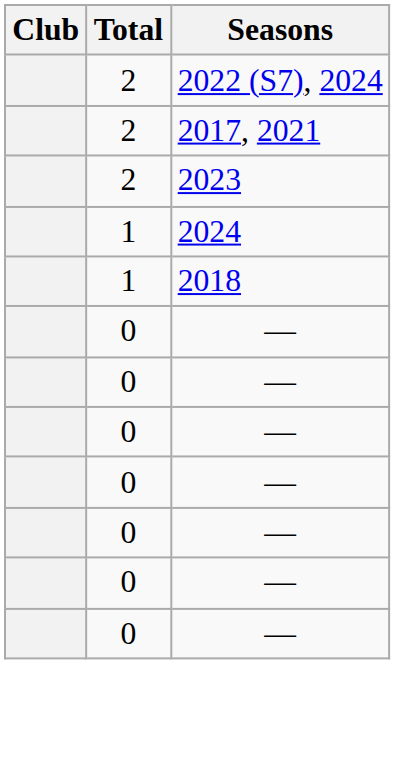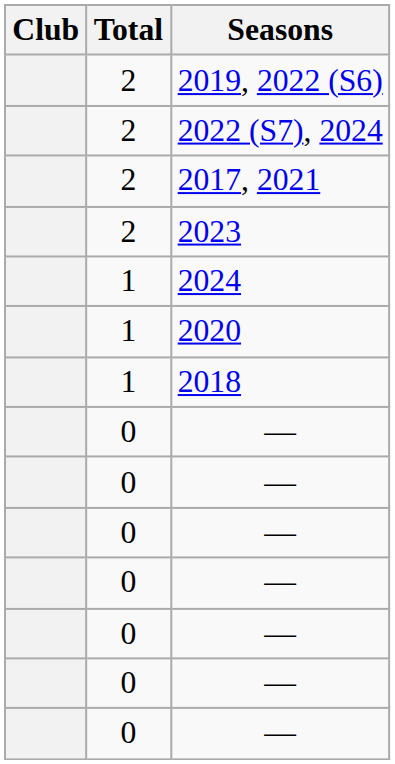+ row: (128, 79)
+ row: (128, 331)
